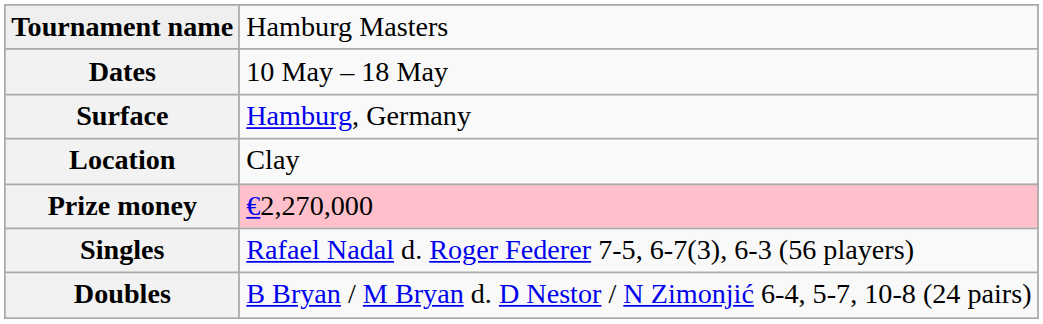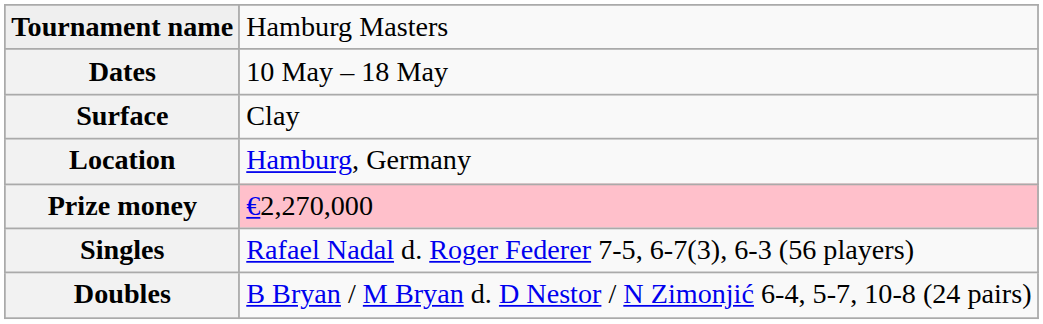(359, 116) Hamburg, Germany -> (273, 116) Clay
(273, 160) Clay -> (359, 160) Hamburg, Germany
